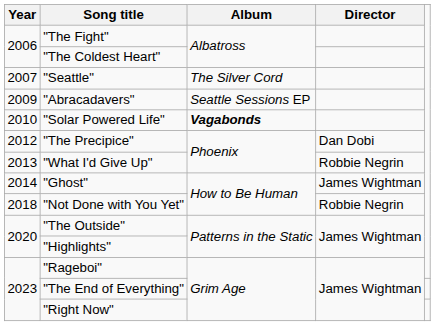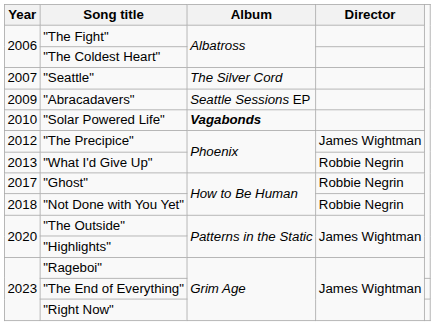(346, 141) Dan Dobi -> (370, 141) James Wightman
(22, 183) 2014 -> (22, 183) 2017
(370, 183) James Wightman -> (361, 183) Robbie Negrin
